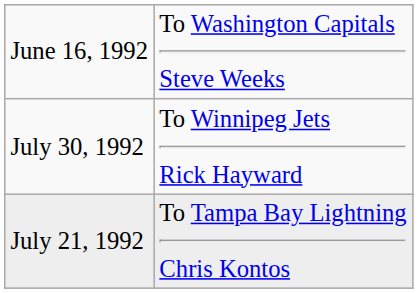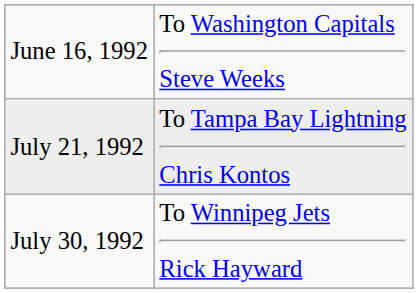rows swapped: (77, 240) <-> (77, 146)
